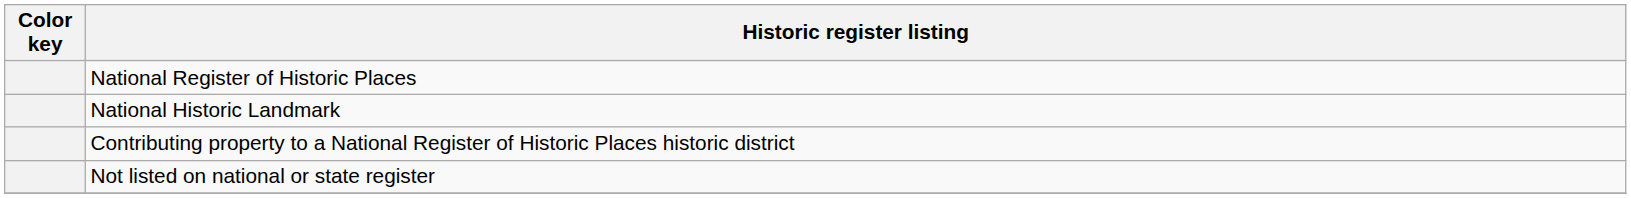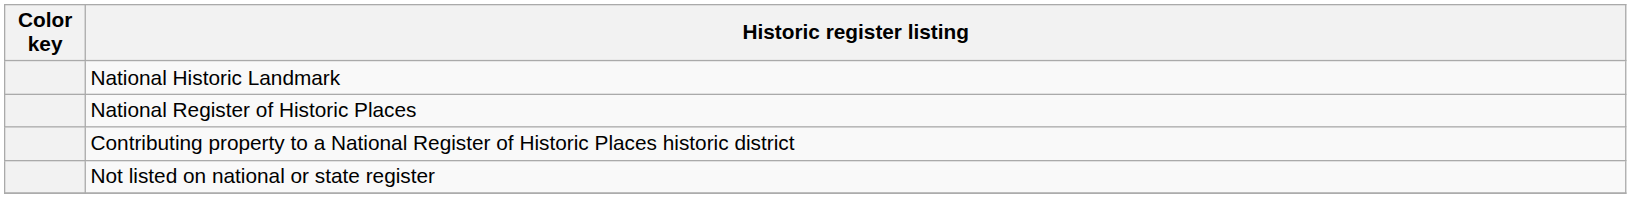rows swapped: (215, 110) <-> (253, 77)
